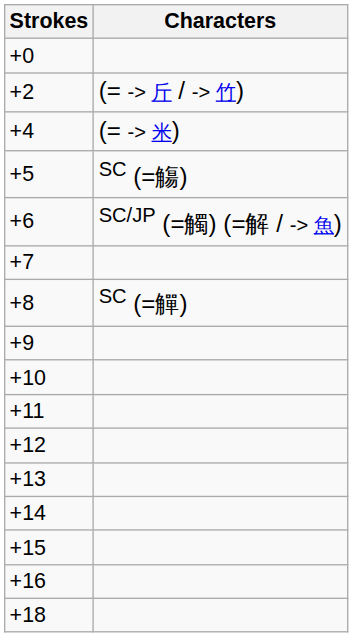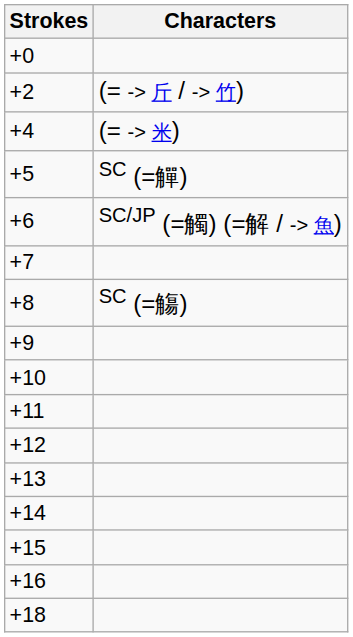(143, 173) SC (=觴) -> (143, 173) SC (=觶)
(143, 301) SC (=觶) -> (143, 301) SC (=觴)
